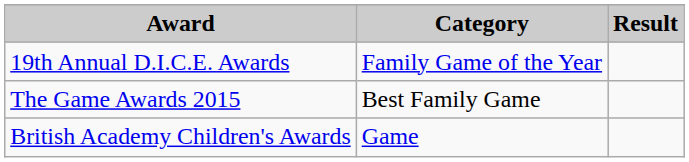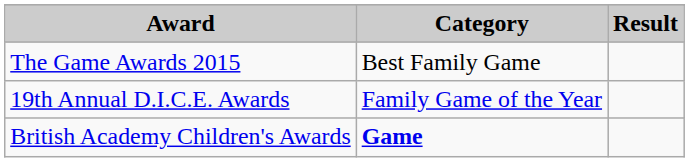rows swapped: (125, 99) <-> (150, 61)
(390, 136) normal -> (392, 136) bold
